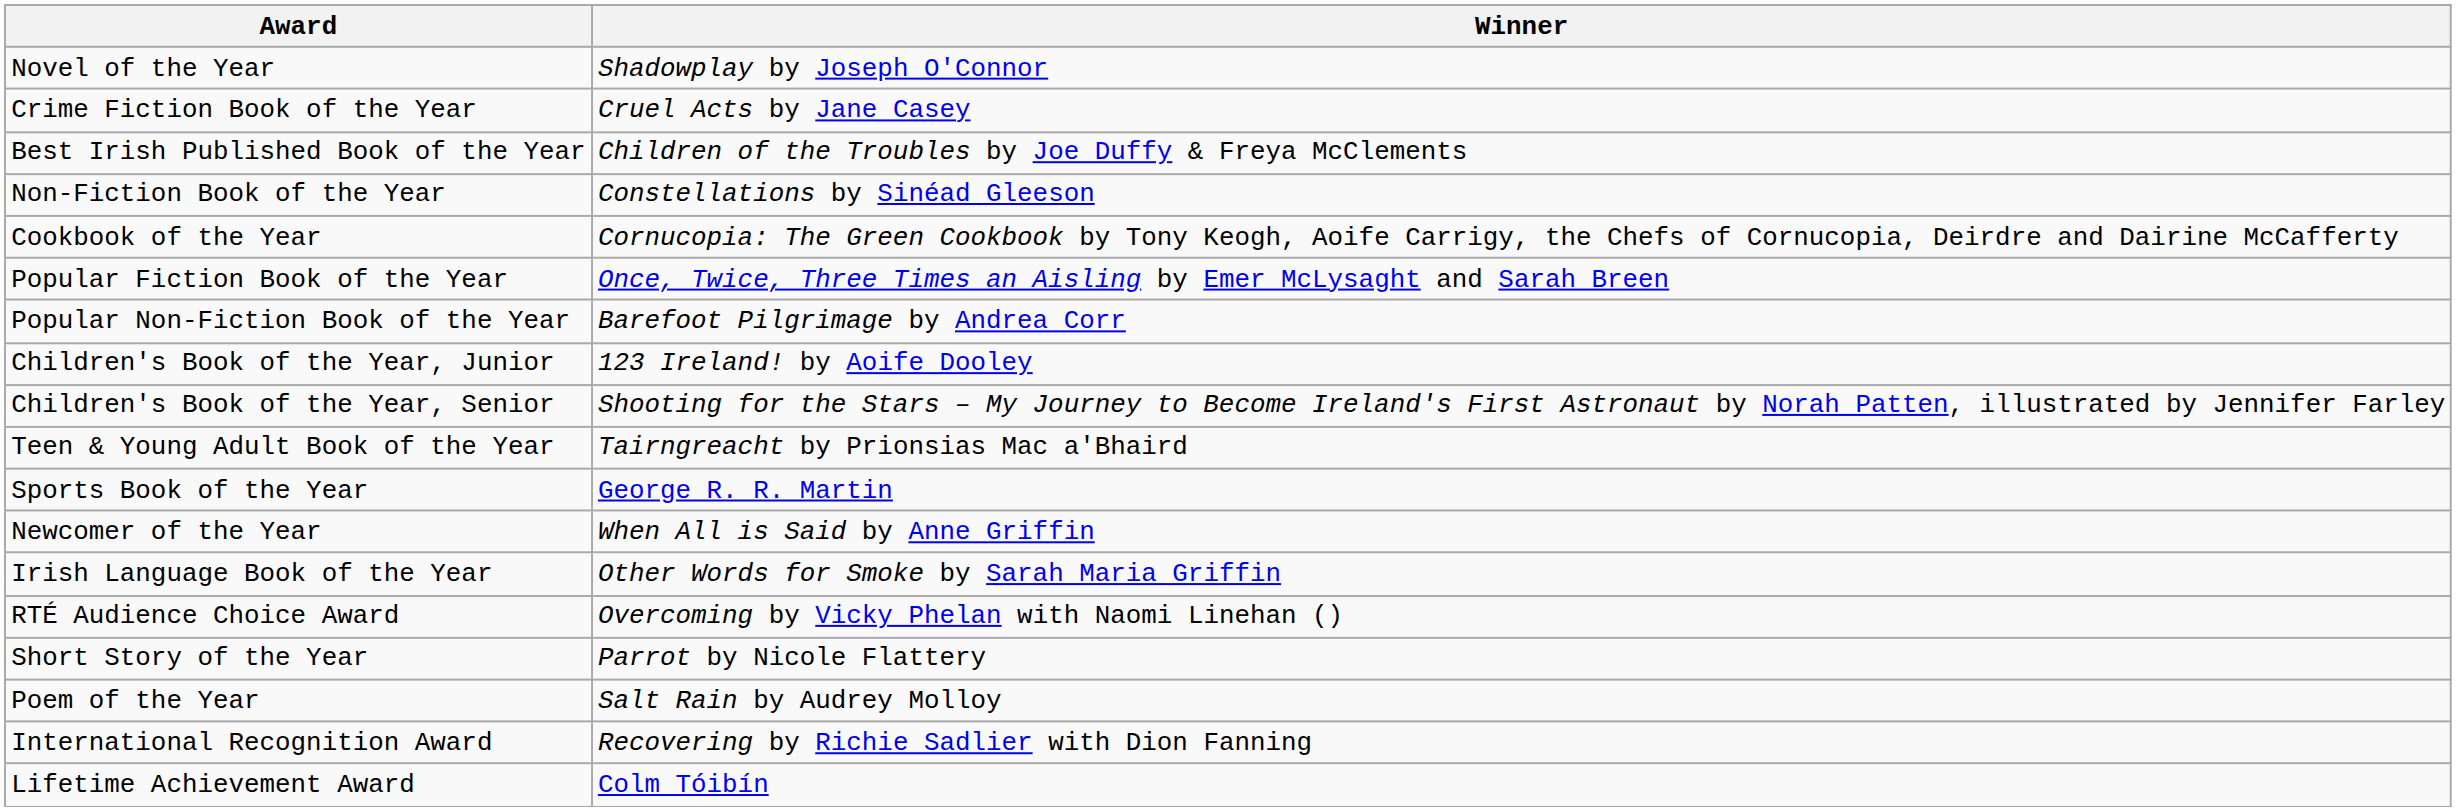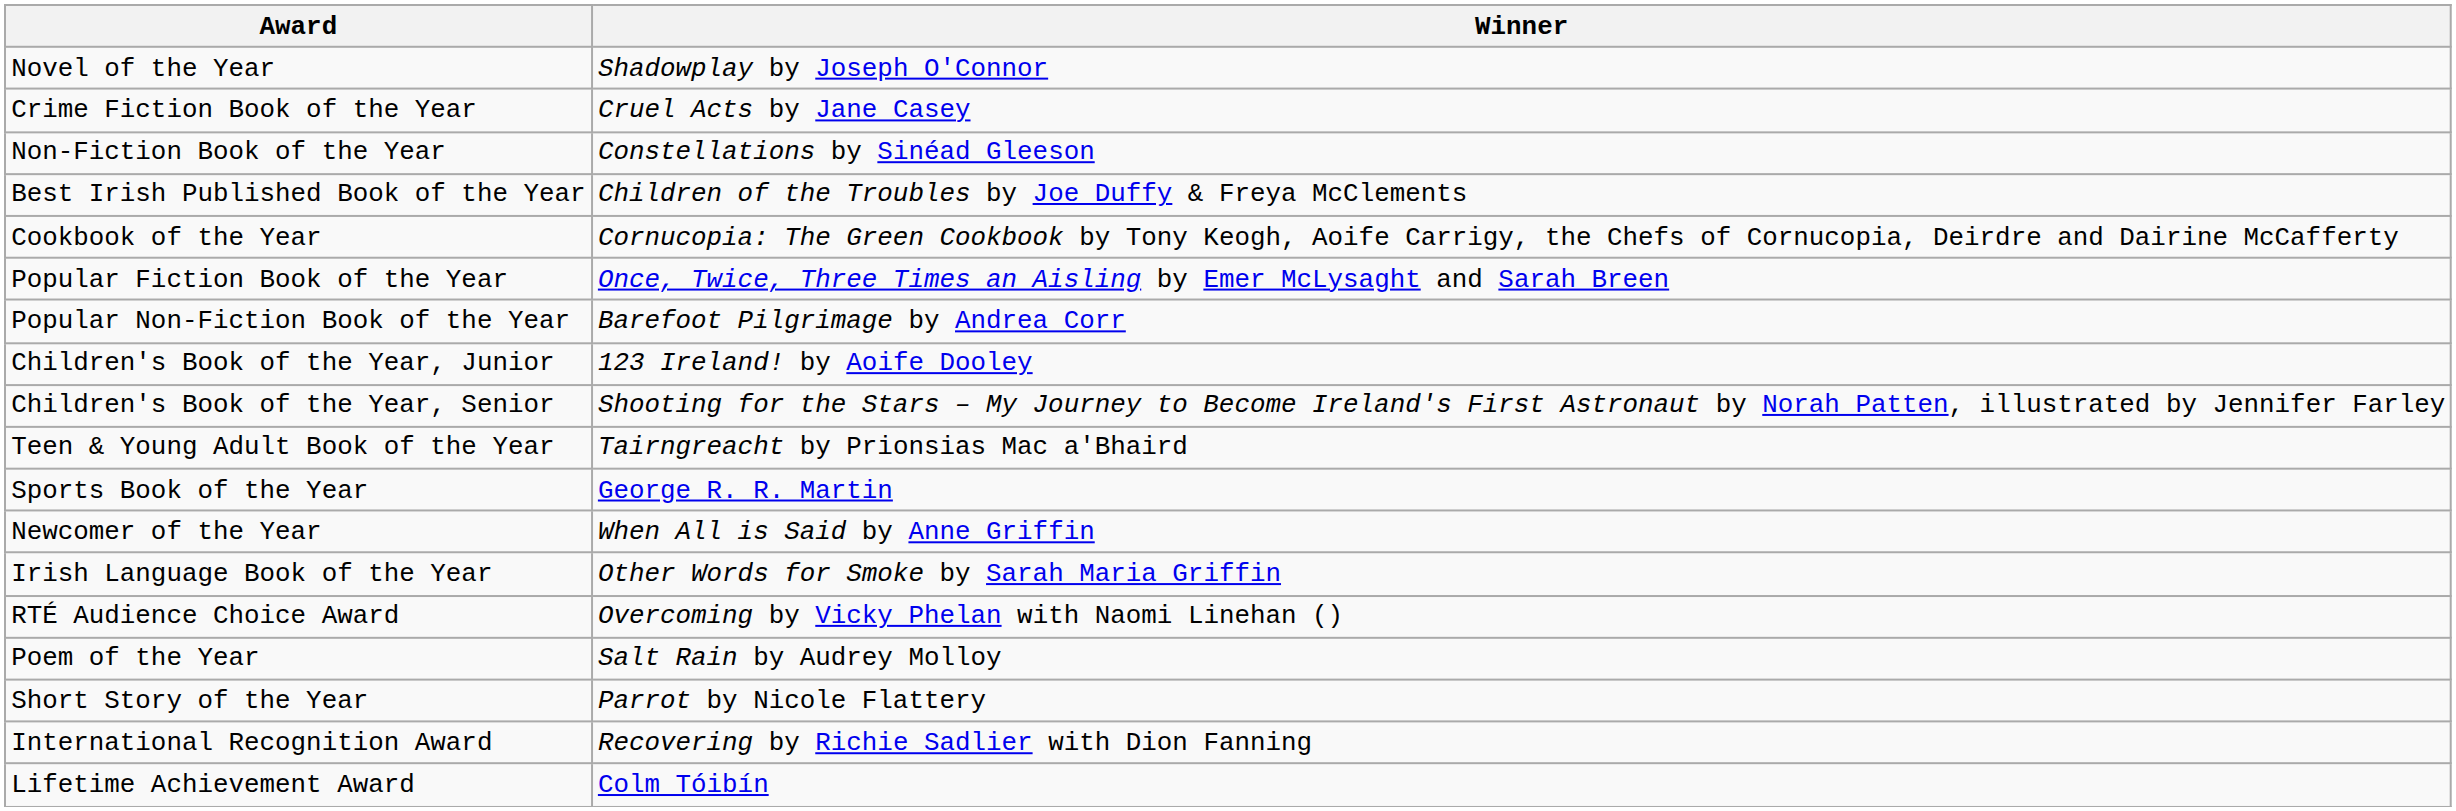rows swapped: (298, 153) <-> (228, 195)
rows swapped: (190, 659) <-> (135, 701)
